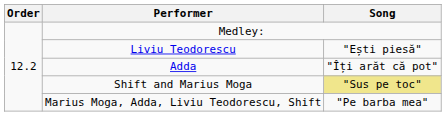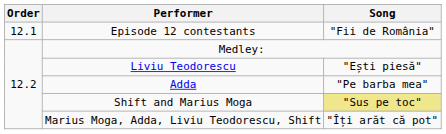+ row: (183, 31)
(382, 67) "Îți arăt că pot" -> (382, 85) "Pe barba mea"
(382, 102) "Pe barba mea" -> (382, 120) "Îți arăt că pot"
